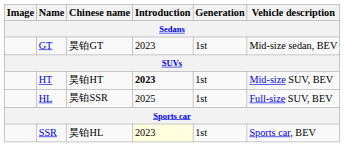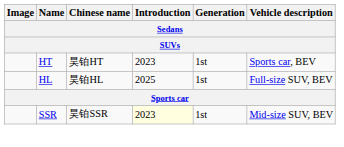- row: (46, 46)
(145, 80) bold -> (145, 62) normal
(291, 80) Mid-size SUV, BEV -> (283, 62) Sports car, BEV
(88, 98) 昊铂SSR -> (86, 80) 昊铂HL
(86, 132) 昊铂HL -> (88, 114) 昊铂SSR
(283, 133) Sports car, BEV -> (291, 114) Mid-size SUV, BEV
